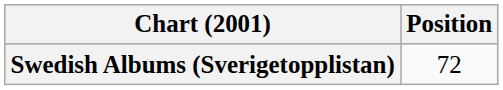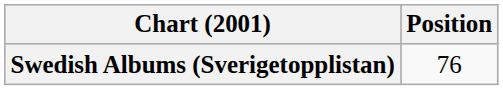(449, 63) 72 -> (449, 63) 76
